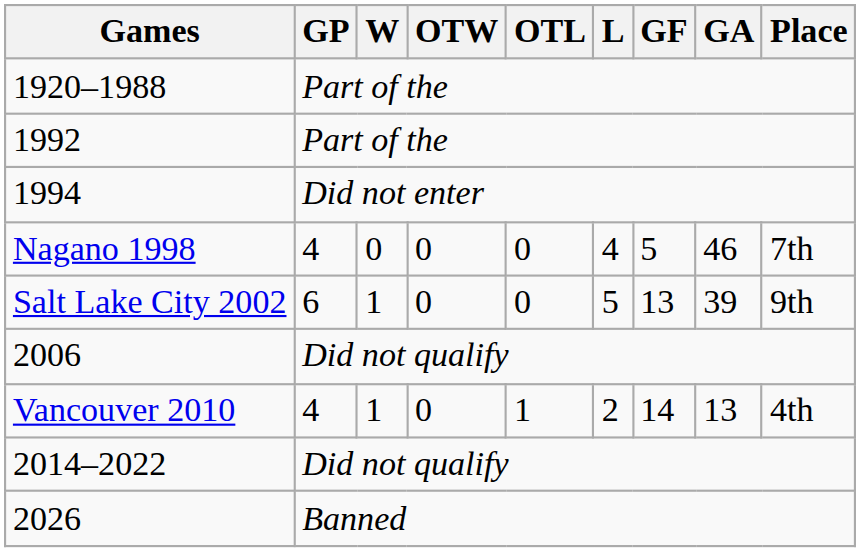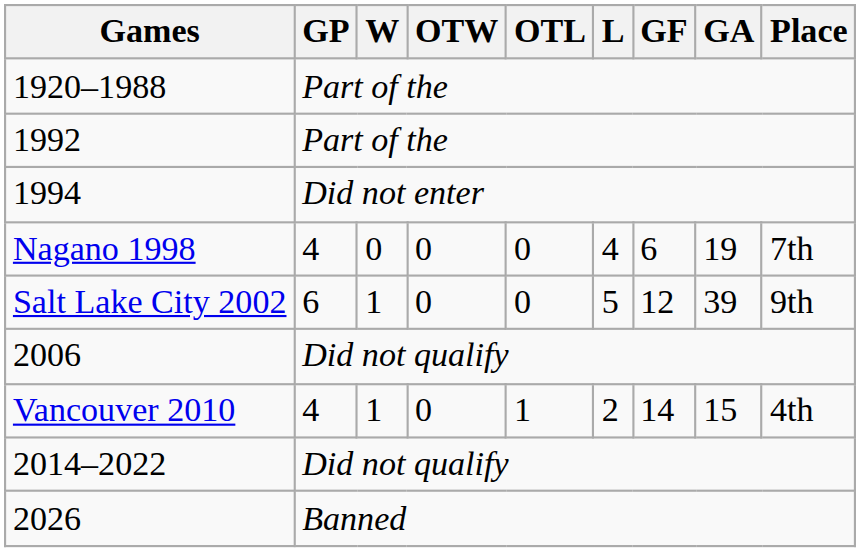(649, 247) 5 -> (649, 247) 6
(720, 247) 46 -> (720, 247) 19
(657, 301) 13 -> (657, 301) 12
(720, 409) 13 -> (720, 409) 15
